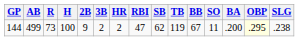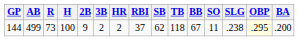columns swapped: (233, 12) <-> (282, 12)
(140, 28) 47 -> (140, 28) 37
(177, 28) 119 -> (177, 28) 118
